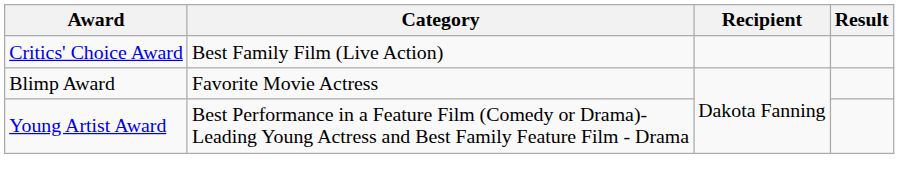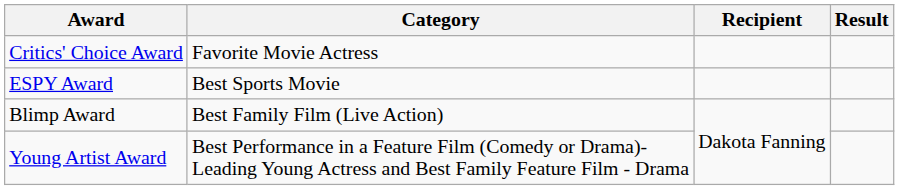(318, 51) Best Family Film (Live Action) -> (285, 51) Favorite Movie Actress
+ row: (61, 83)
(285, 83) Favorite Movie Actress -> (318, 114) Best Family Film (Live Action)
